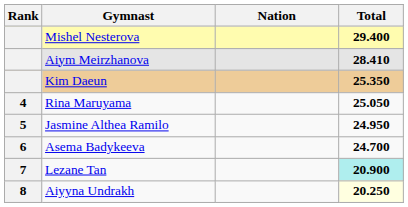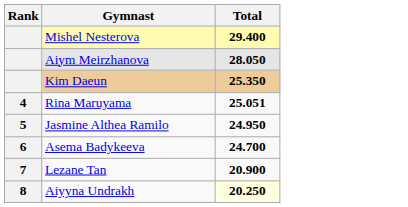- column: (277, 15)
(371, 59) 28.410 -> (247, 59) 28.050
(371, 103) 25.050 -> (247, 103) 25.051
(371, 169) paleturquoise background -> (247, 169) no background
